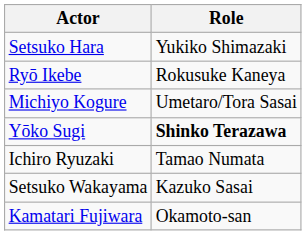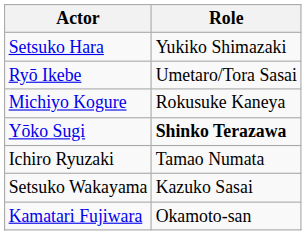(221, 74) Rokusuke Kaneya -> (226, 74) Umetaro/Tora Sasai
(226, 103) Umetaro/Tora Sasai -> (221, 103) Rokusuke Kaneya
